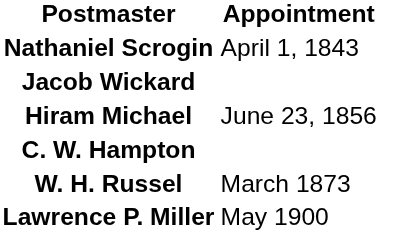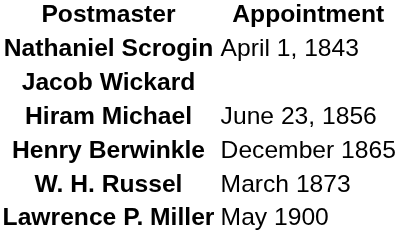+ row: (109, 149)
- row: (109, 149)
